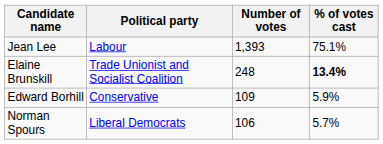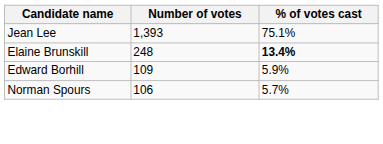- column: (159, 21)
